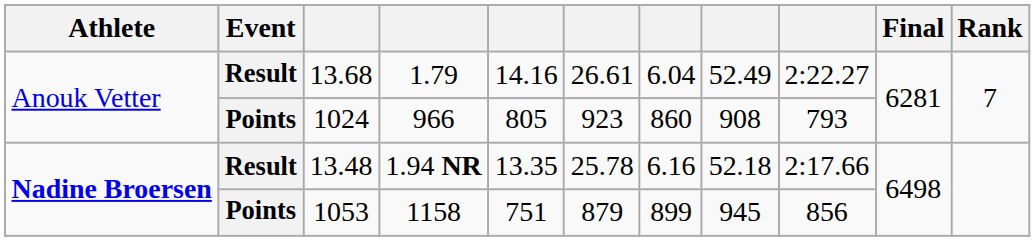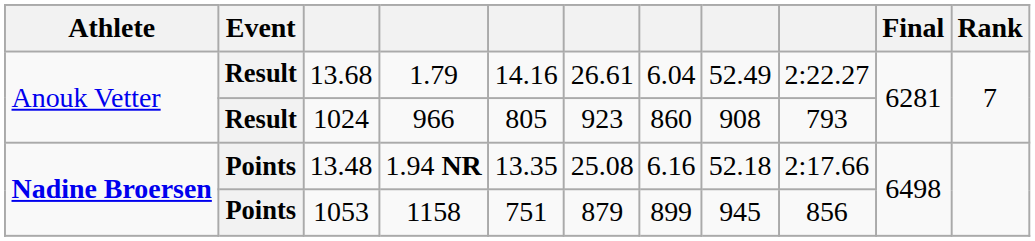(261, 120) Points -> (261, 120) Result
(261, 166) Result -> (261, 166) Points
(602, 166) 25.78 -> (602, 166) 25.08
